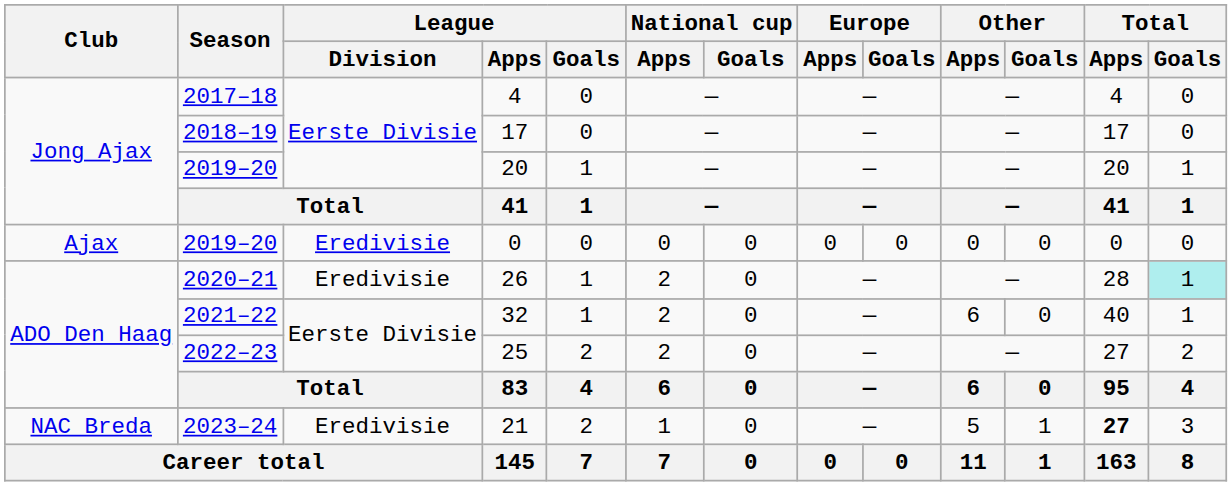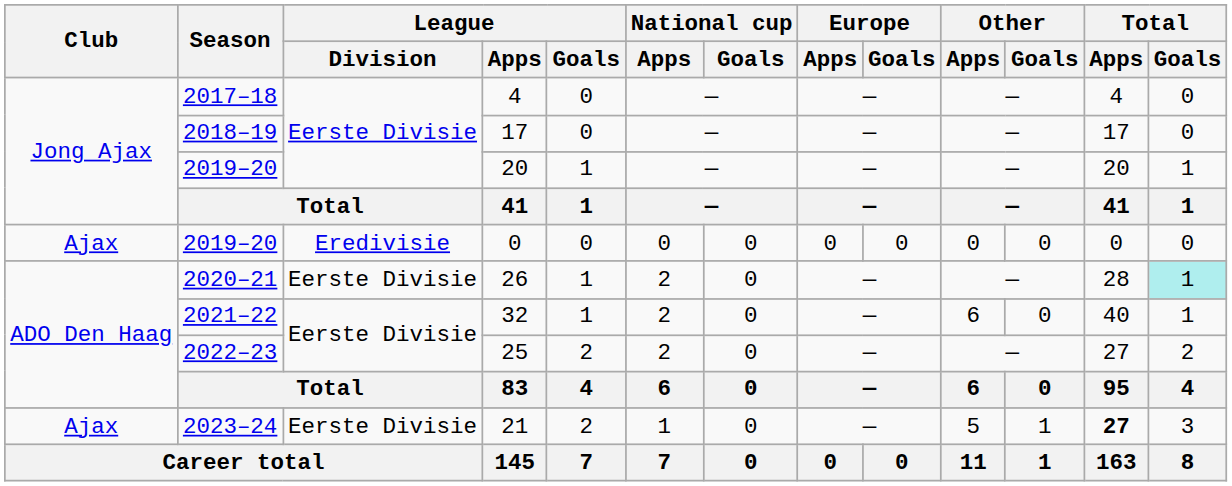(383, 280) Eredivisie -> (383, 280) Eerste Divisie
(91, 426) NAC Breda -> (91, 426) Ajax
(383, 426) Eredivisie -> (383, 426) Eerste Divisie
